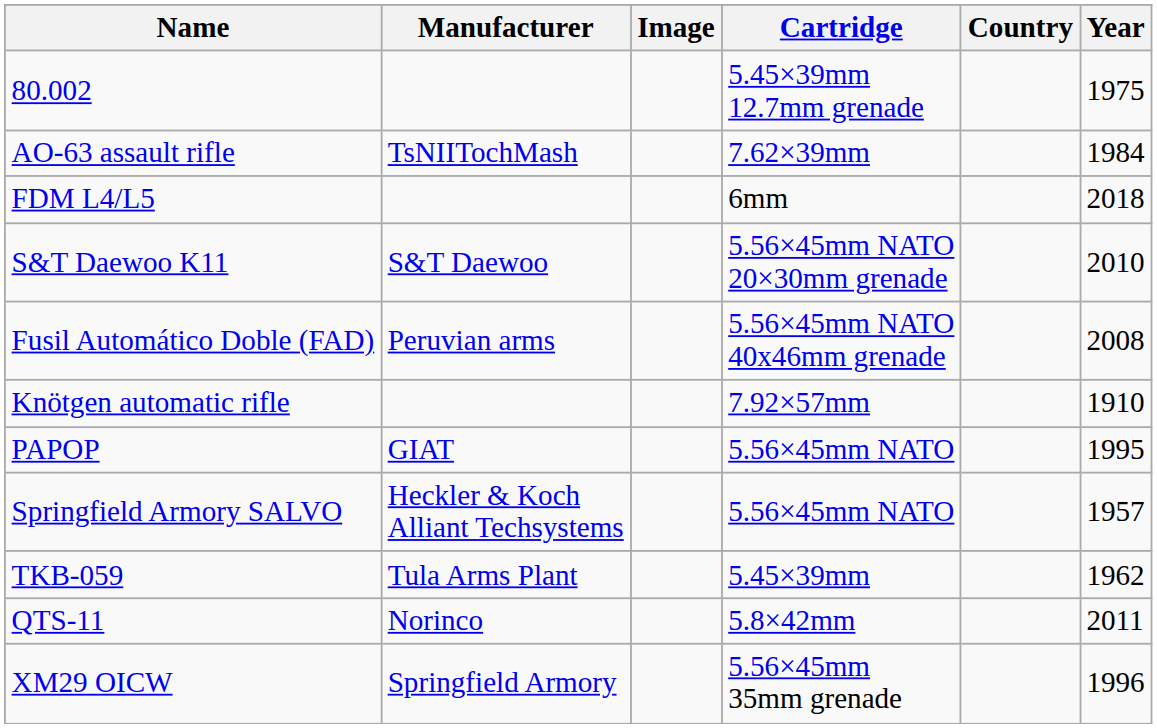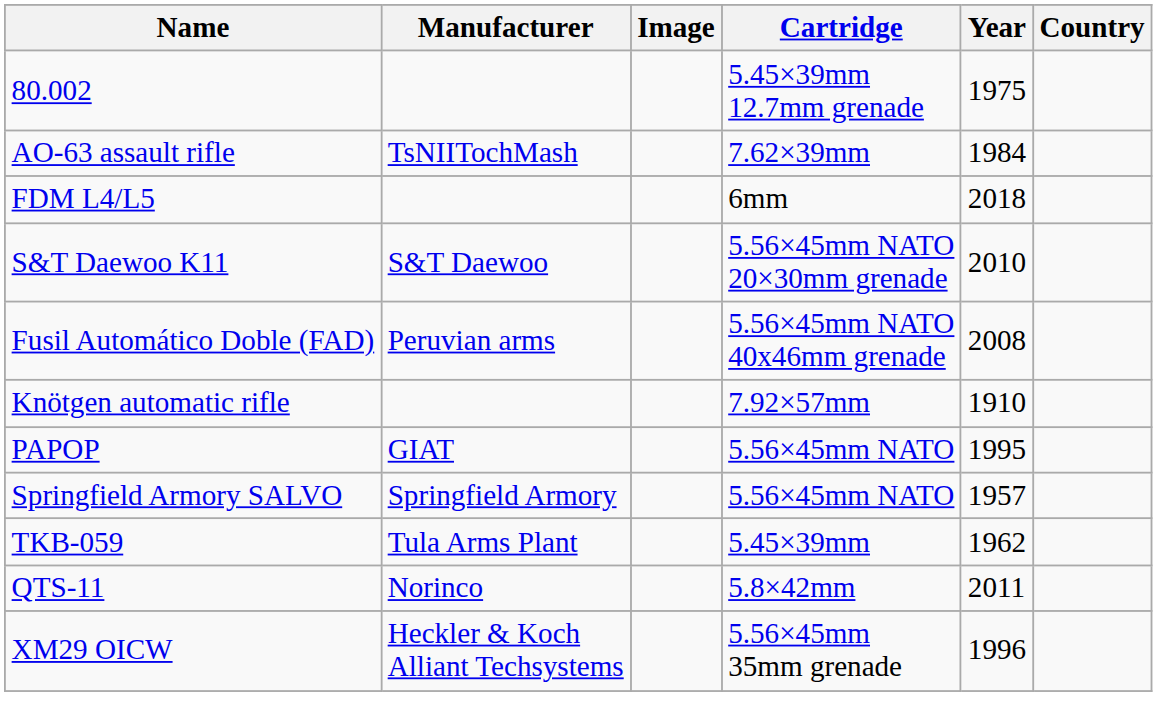columns swapped: (1020, 27) <-> (1116, 27)
(506, 511) Heckler & Koch Alliant Techsystems -> (502, 495) Springfield Armory
(502, 683) Springfield Armory -> (506, 650) Heckler & Koch Alliant Techsystems
